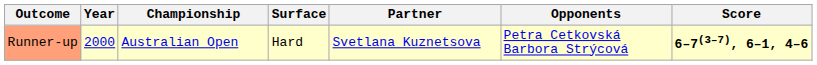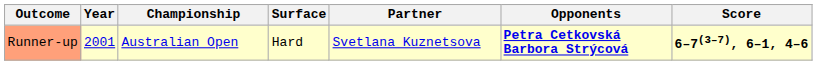(100, 42) 2000 -> (100, 42) 2001
(566, 42) normal -> (566, 42) bold
